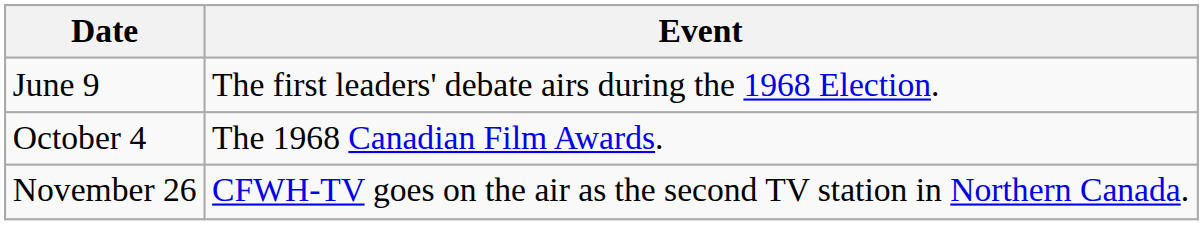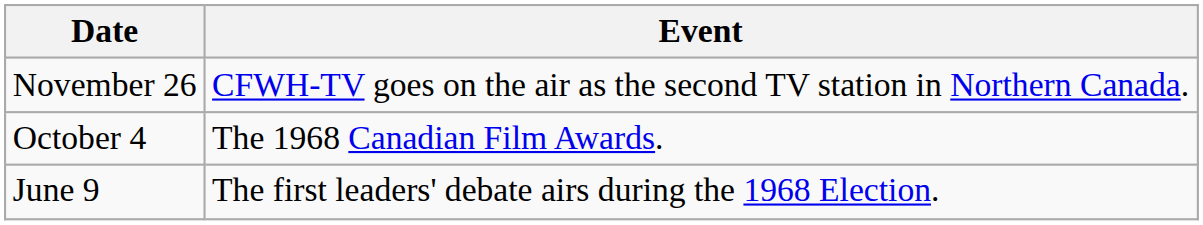rows swapped: (56, 84) <-> (105, 191)
